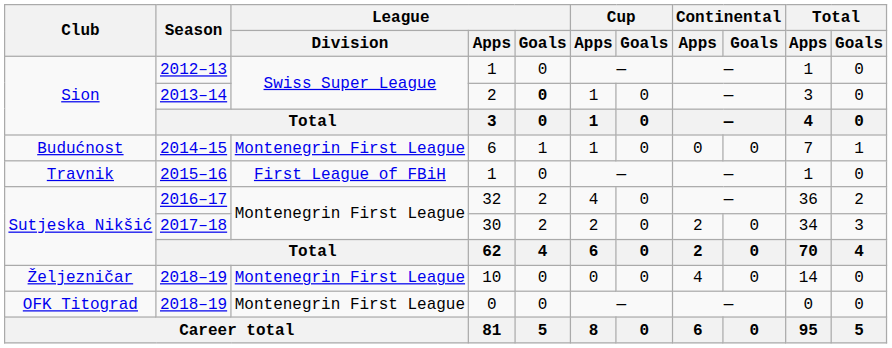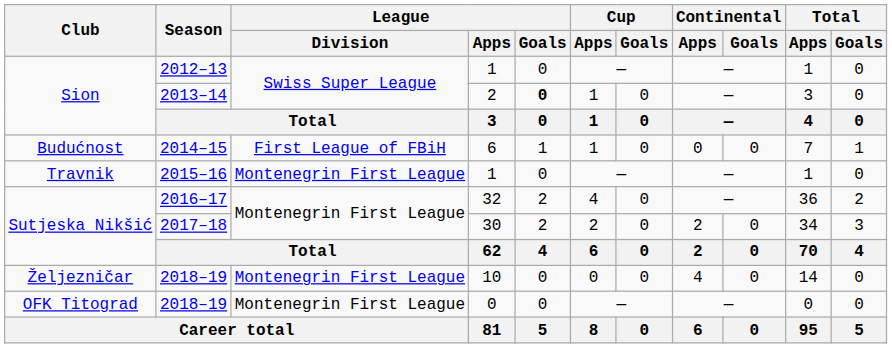(350, 148) Montenegrin First League -> (350, 148) First League of FBiH
(350, 174) First League of FBiH -> (350, 174) Montenegrin First League
